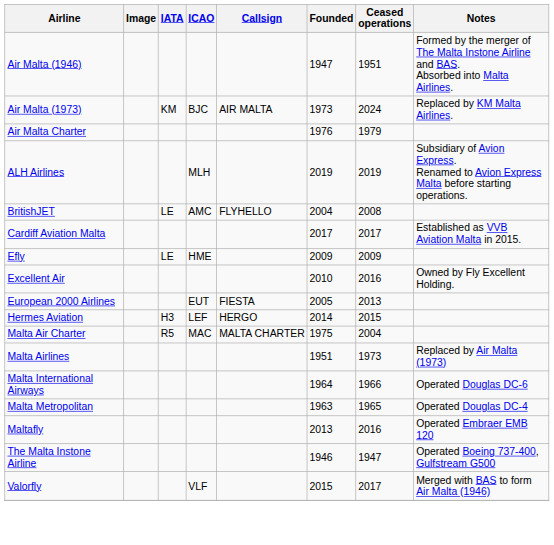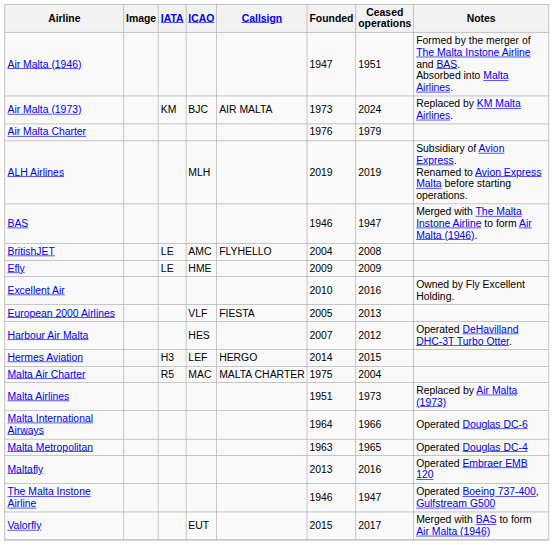+ row: (18, 223)
- row: (56, 234)
(199, 301) EUT -> (198, 313) VLF
+ row: (48, 335)
(198, 486) VLF -> (199, 526) EUT
